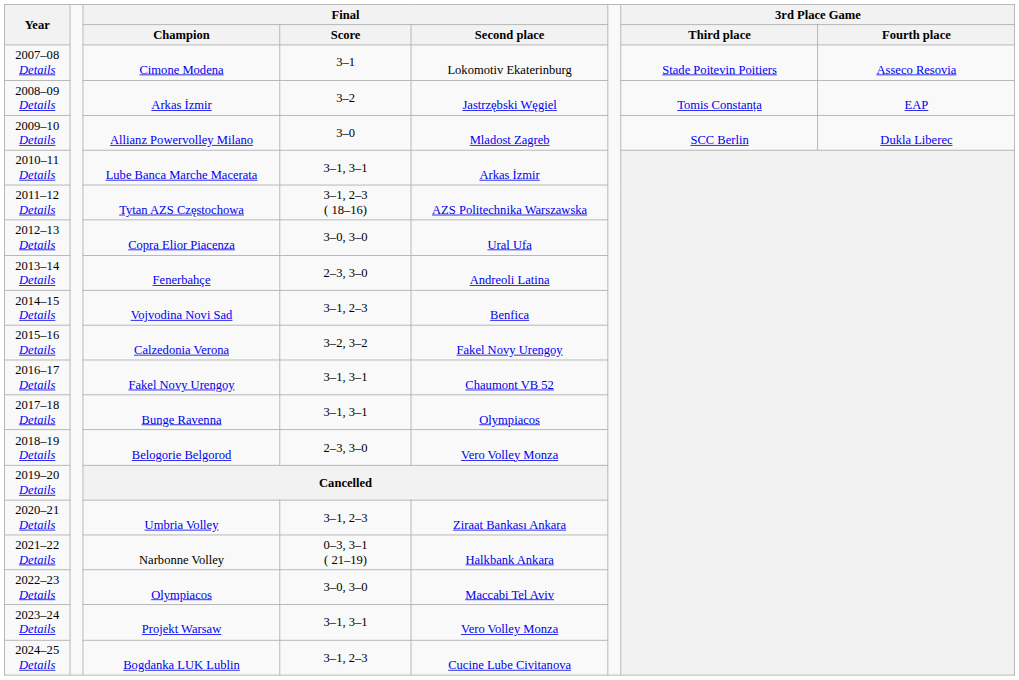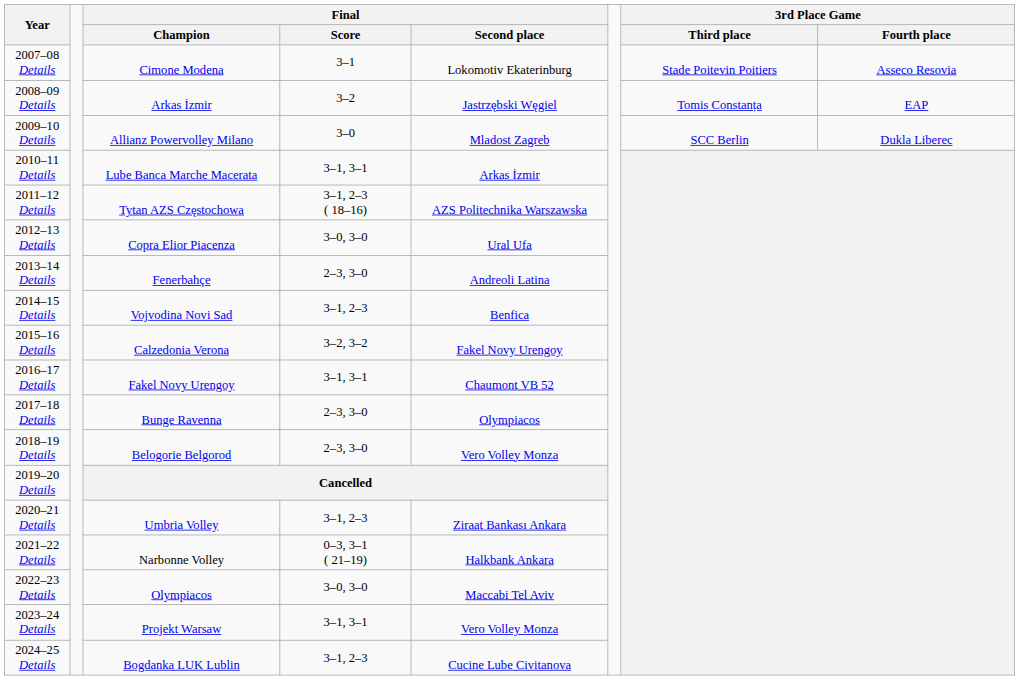(346, 412) 3–1, 3–1 -> (346, 412) 2–3, 3–0
